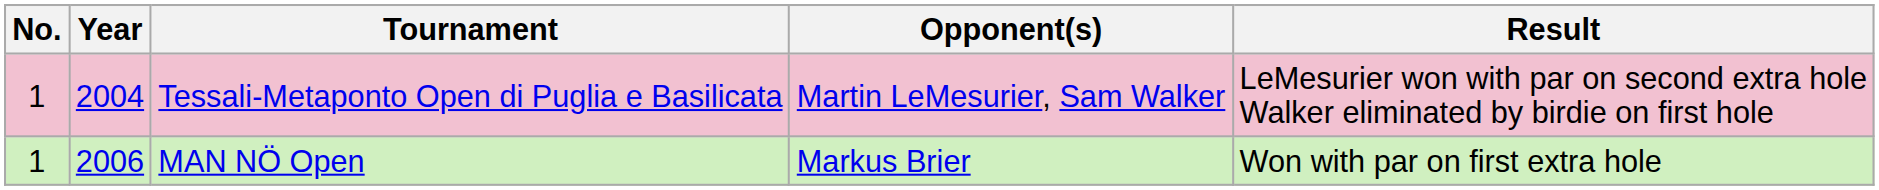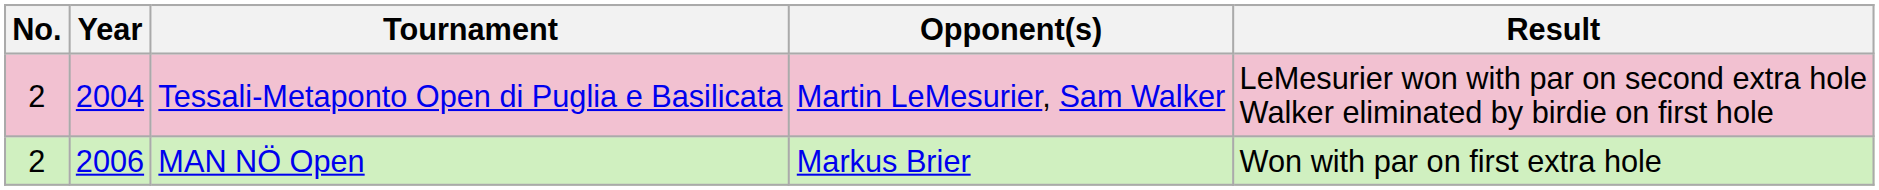(37, 95) 1 -> (37, 95) 2
(37, 161) 1 -> (37, 161) 2
